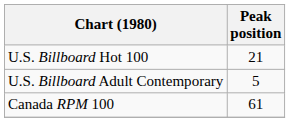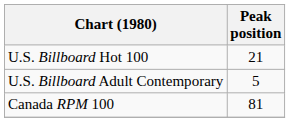(256, 104) 61 -> (256, 104) 81
